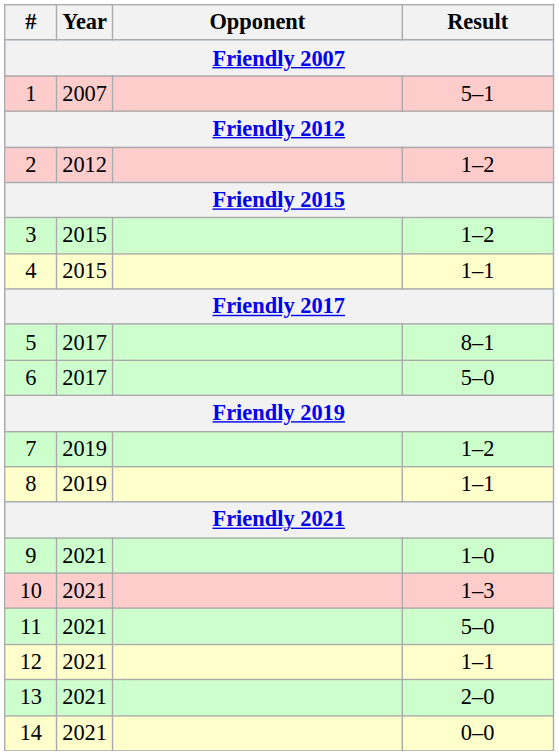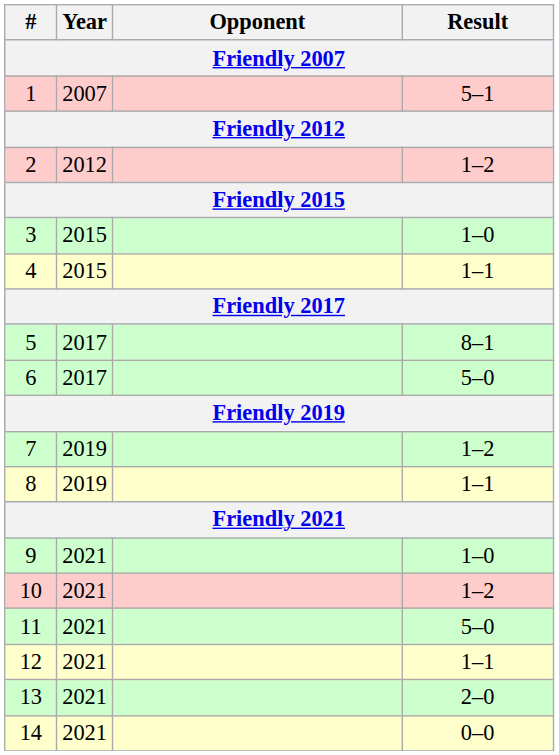(478, 235) 1–2 -> (478, 235) 1–0
(478, 590) 1–3 -> (478, 590) 1–2
